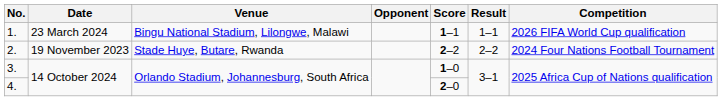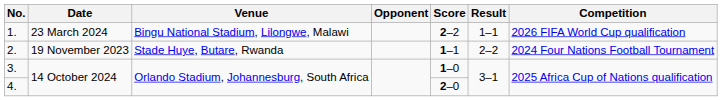(450, 31) 1–1 -> (450, 31) 2–2
(450, 50) 2–2 -> (450, 50) 1–1
